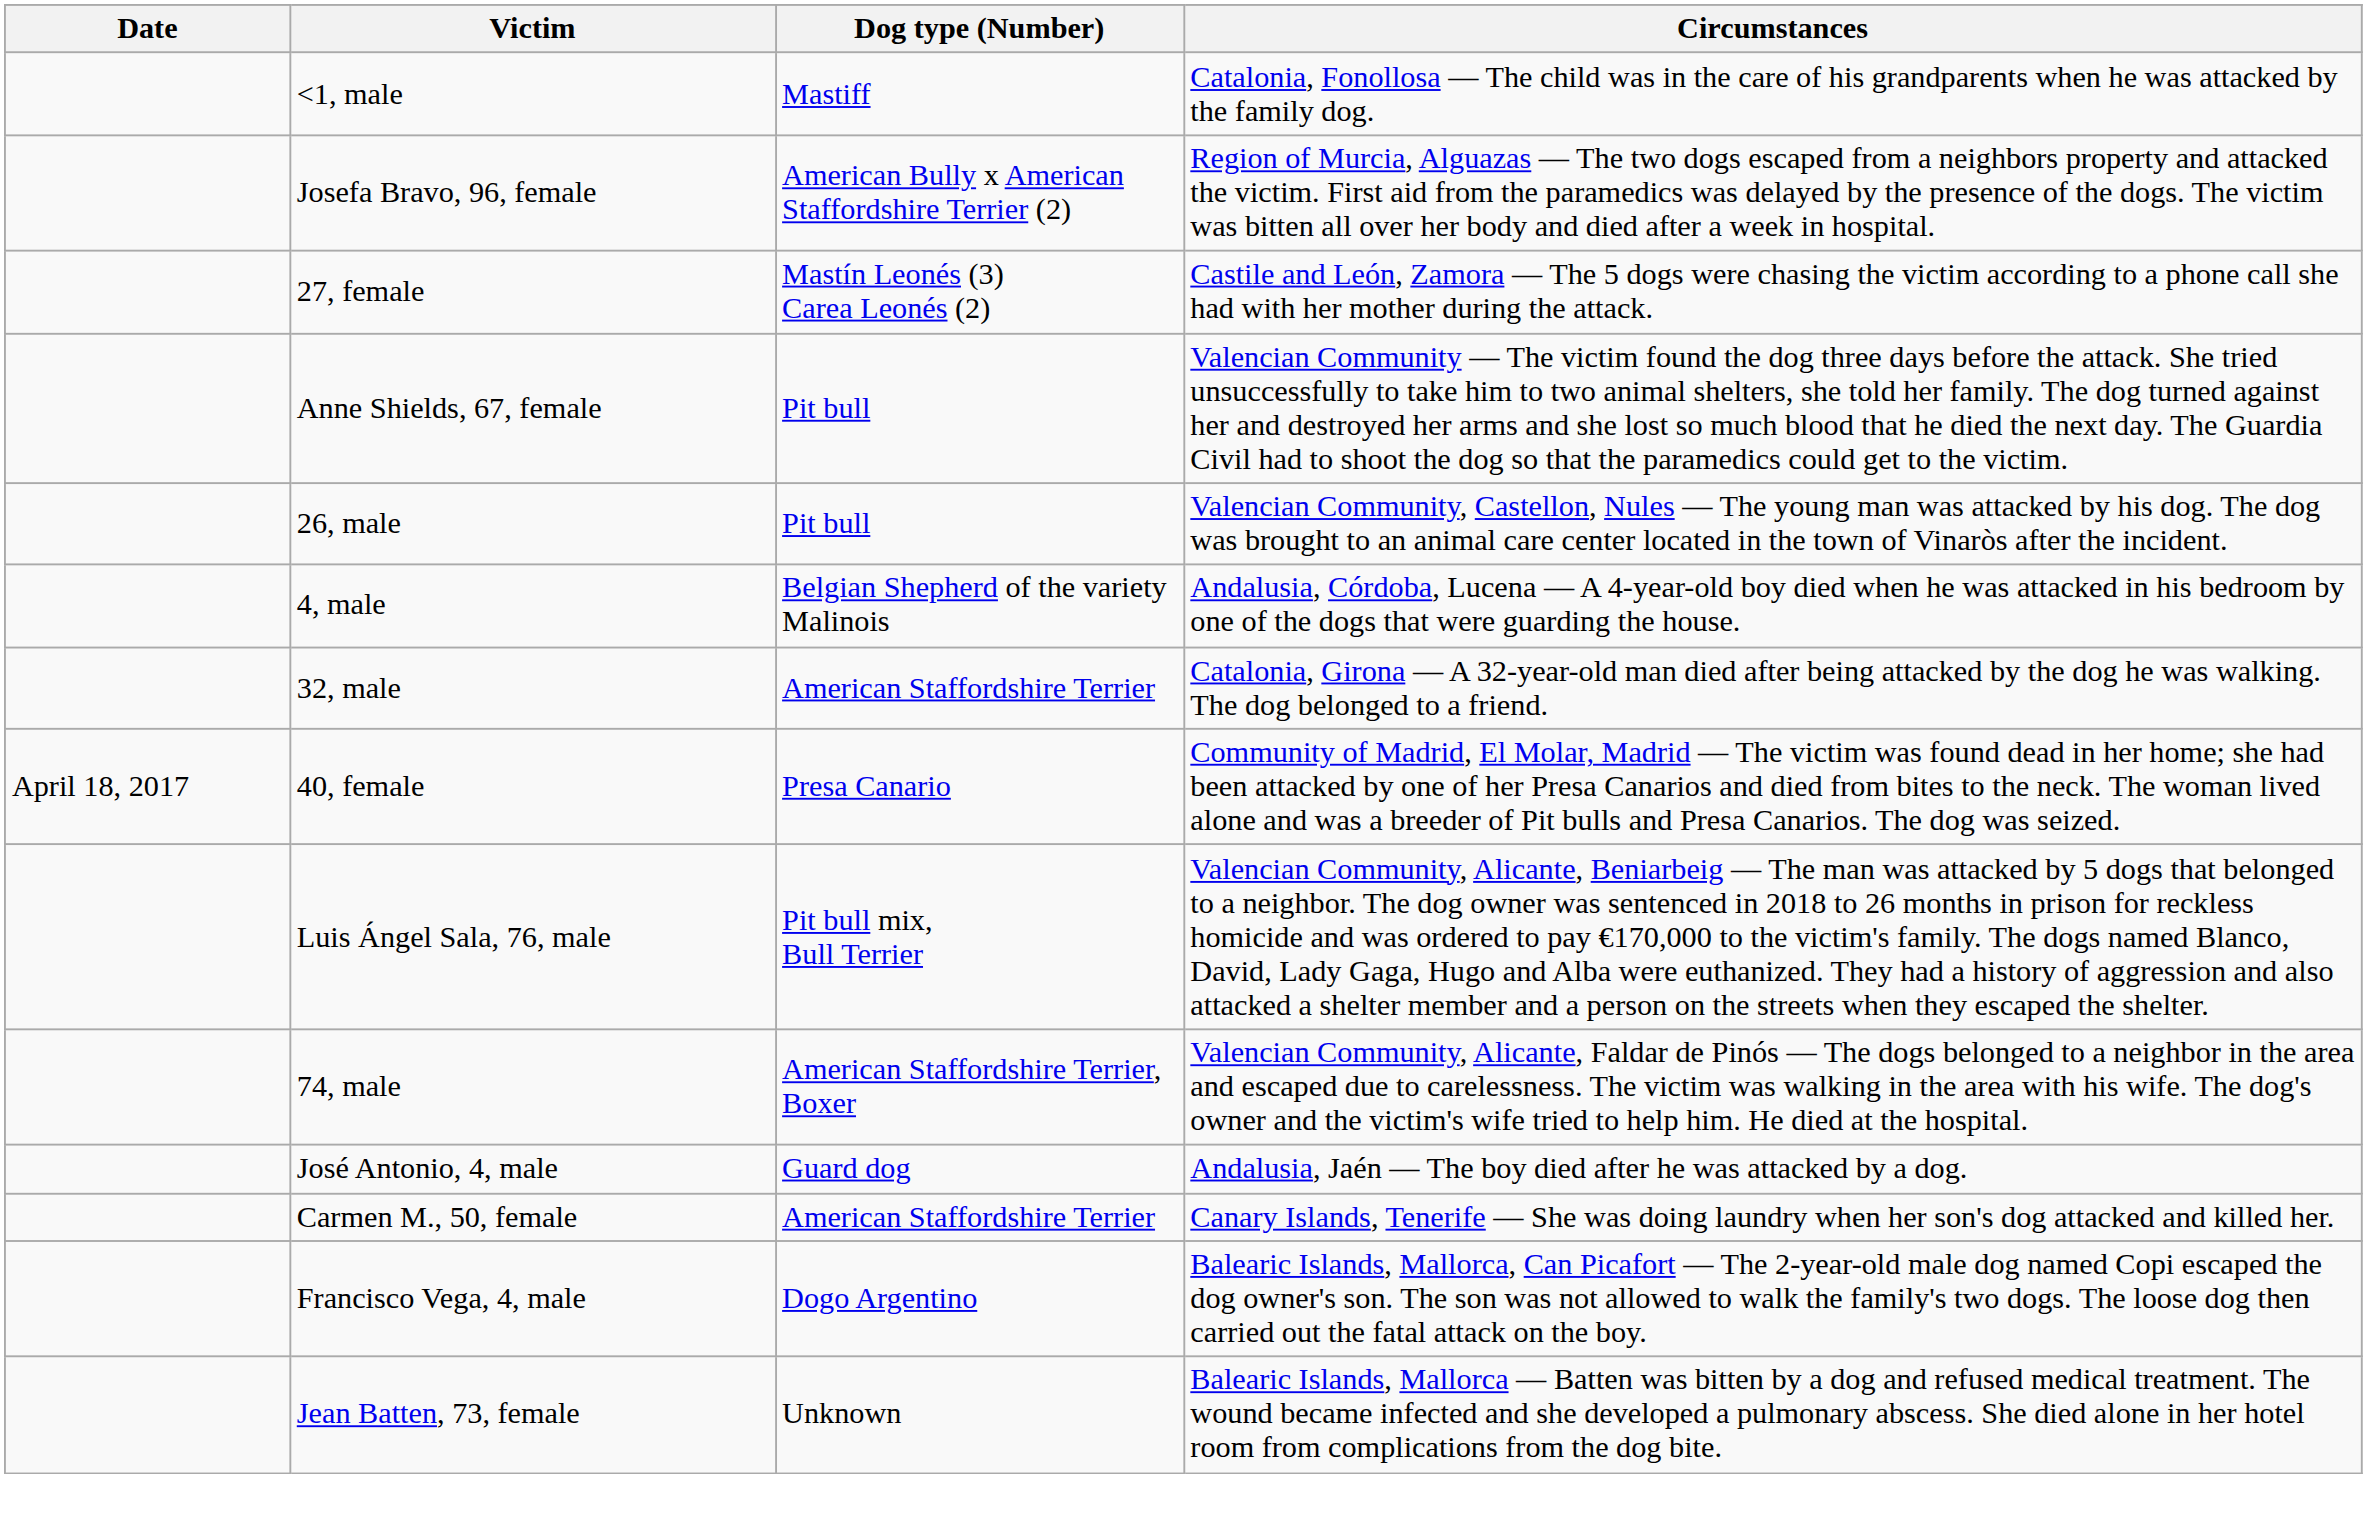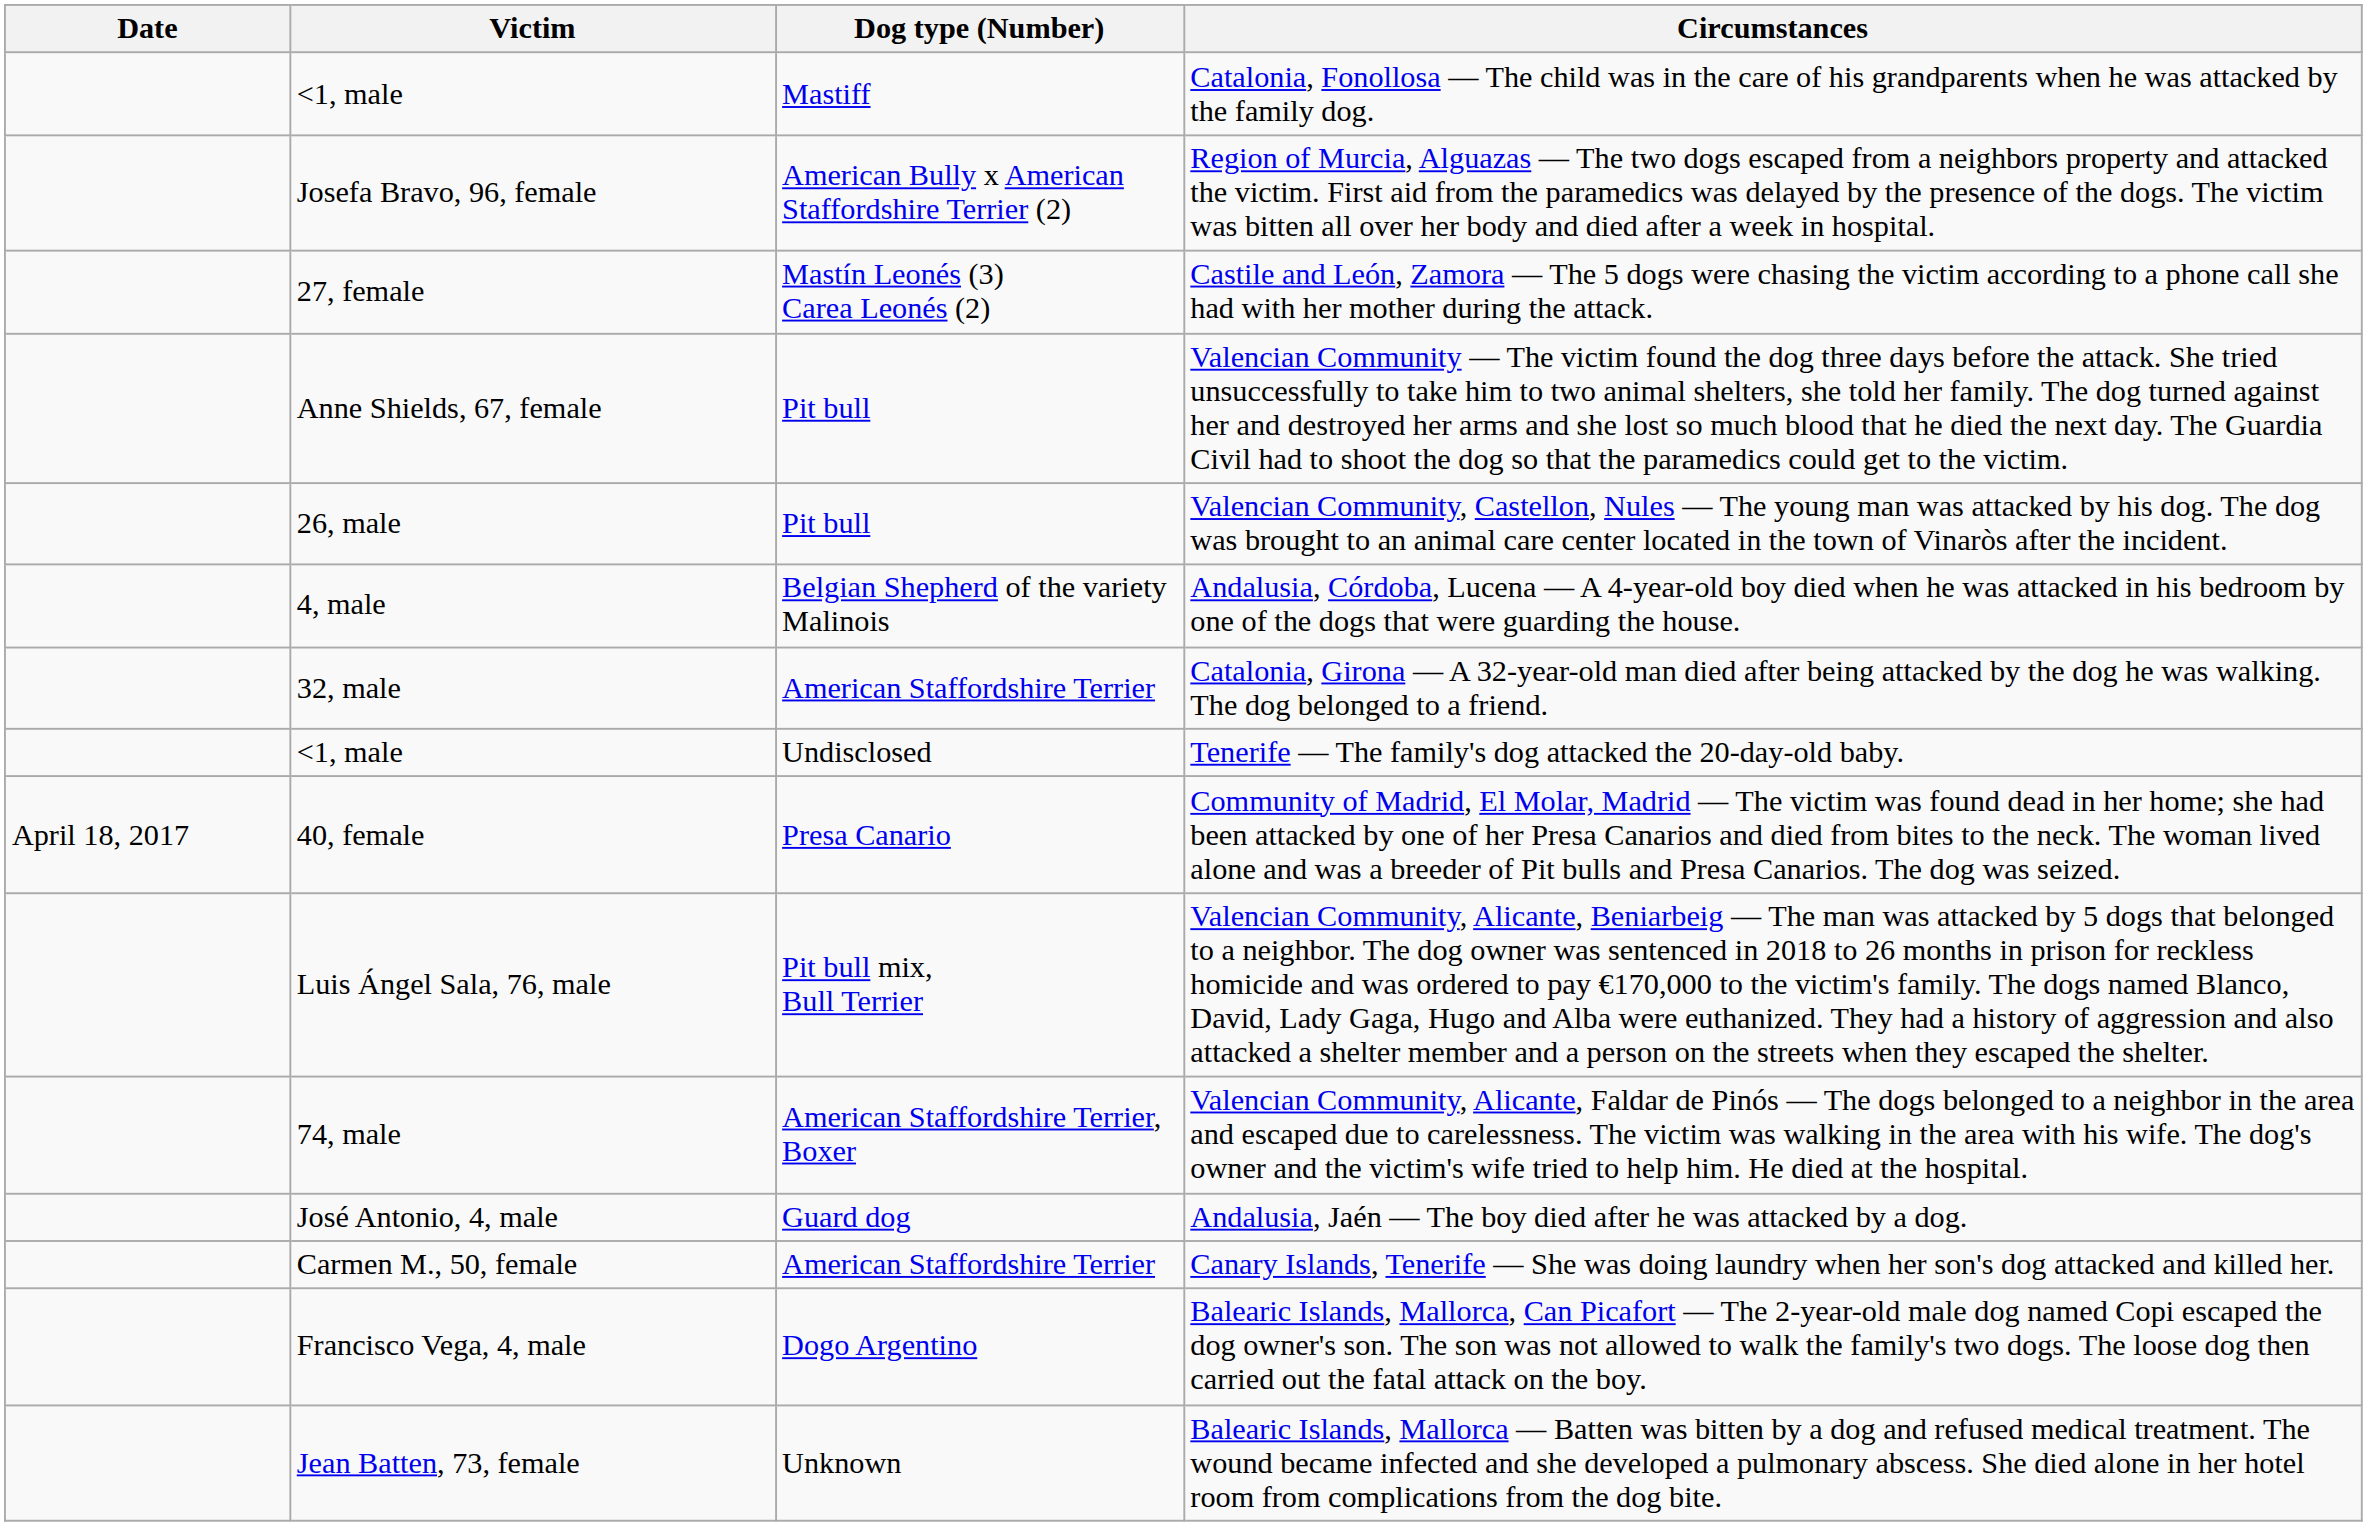+ row: (1547, 752)
